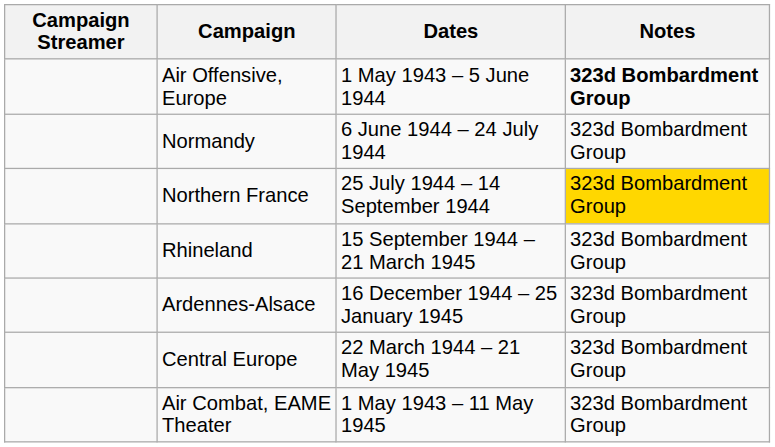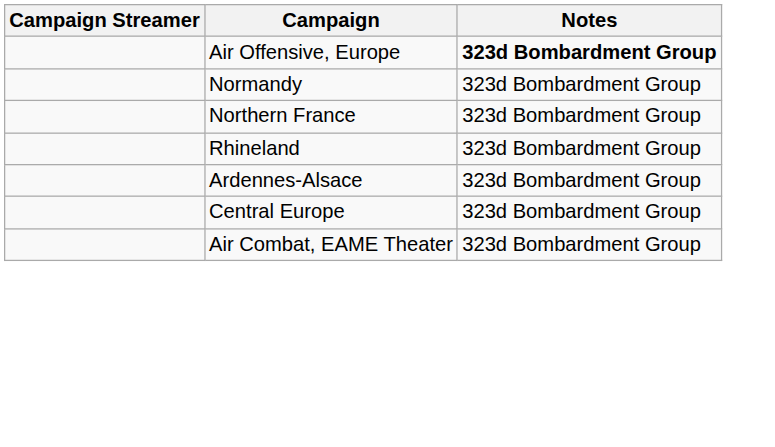- column: (451, 31)
(659, 195) gold background -> (582, 116) no background
